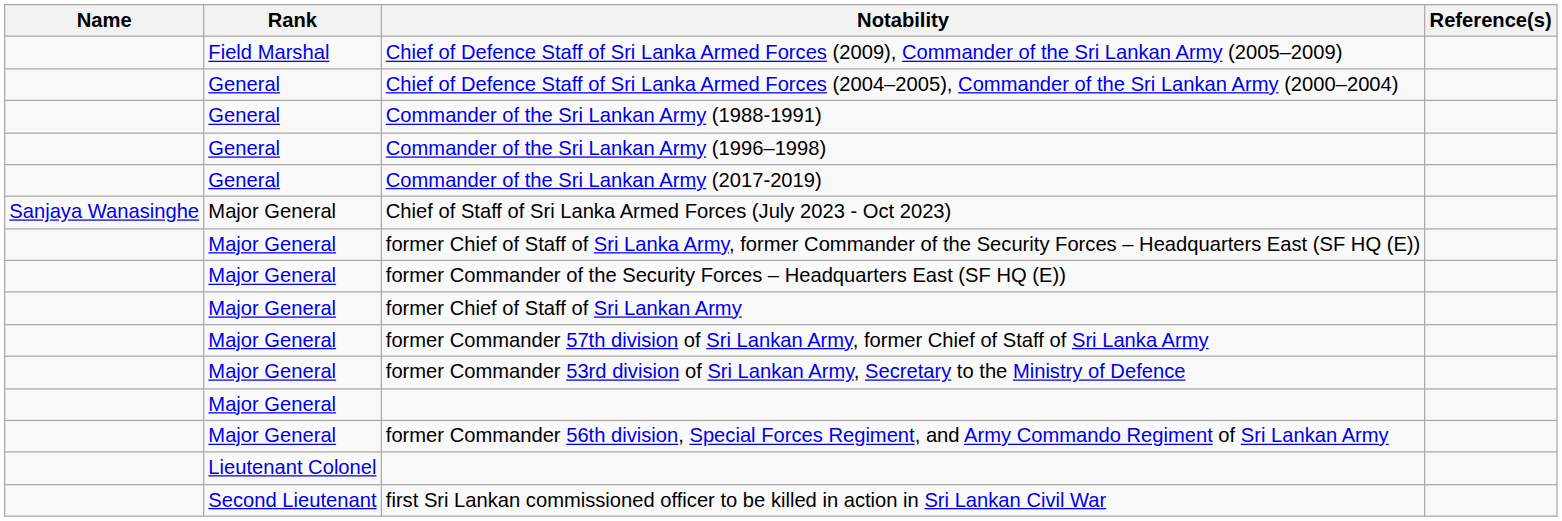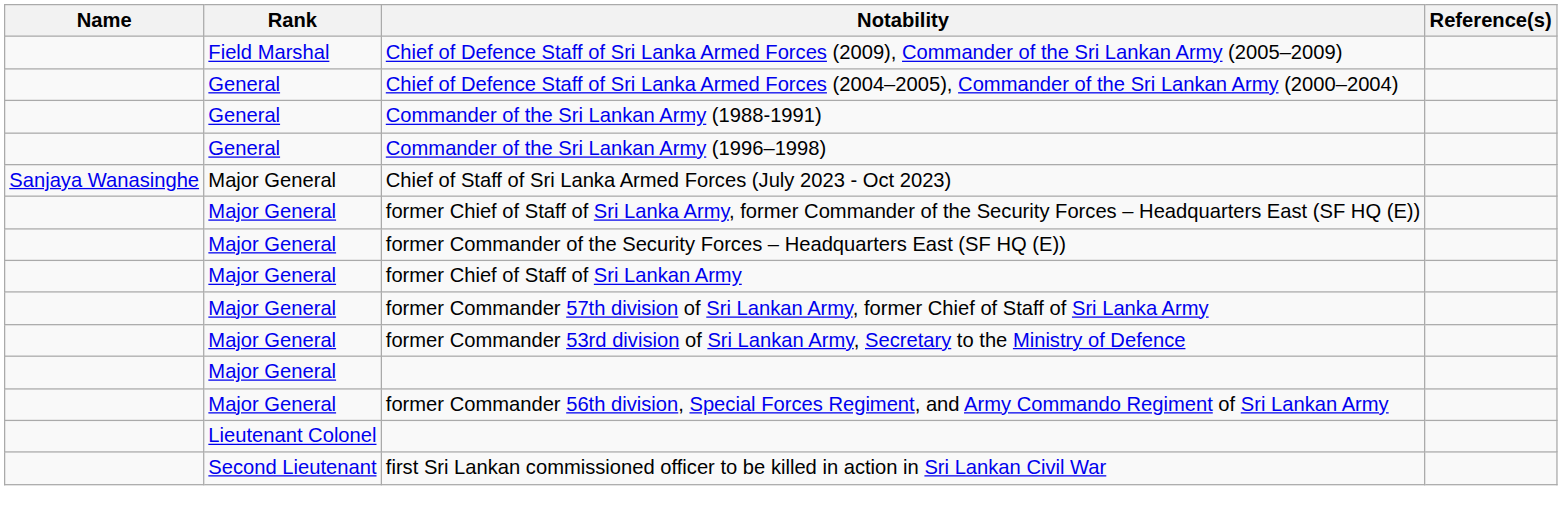- row: (244, 180)
